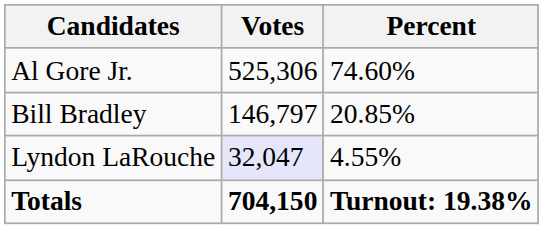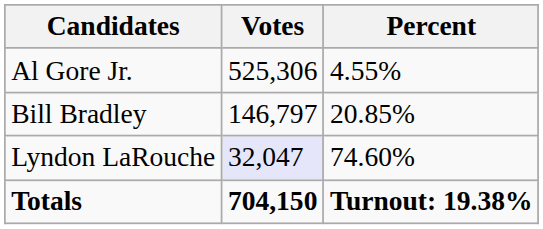(372, 69) 74.60% -> (366, 69) 4.55%
(366, 157) 4.55% -> (372, 157) 74.60%
